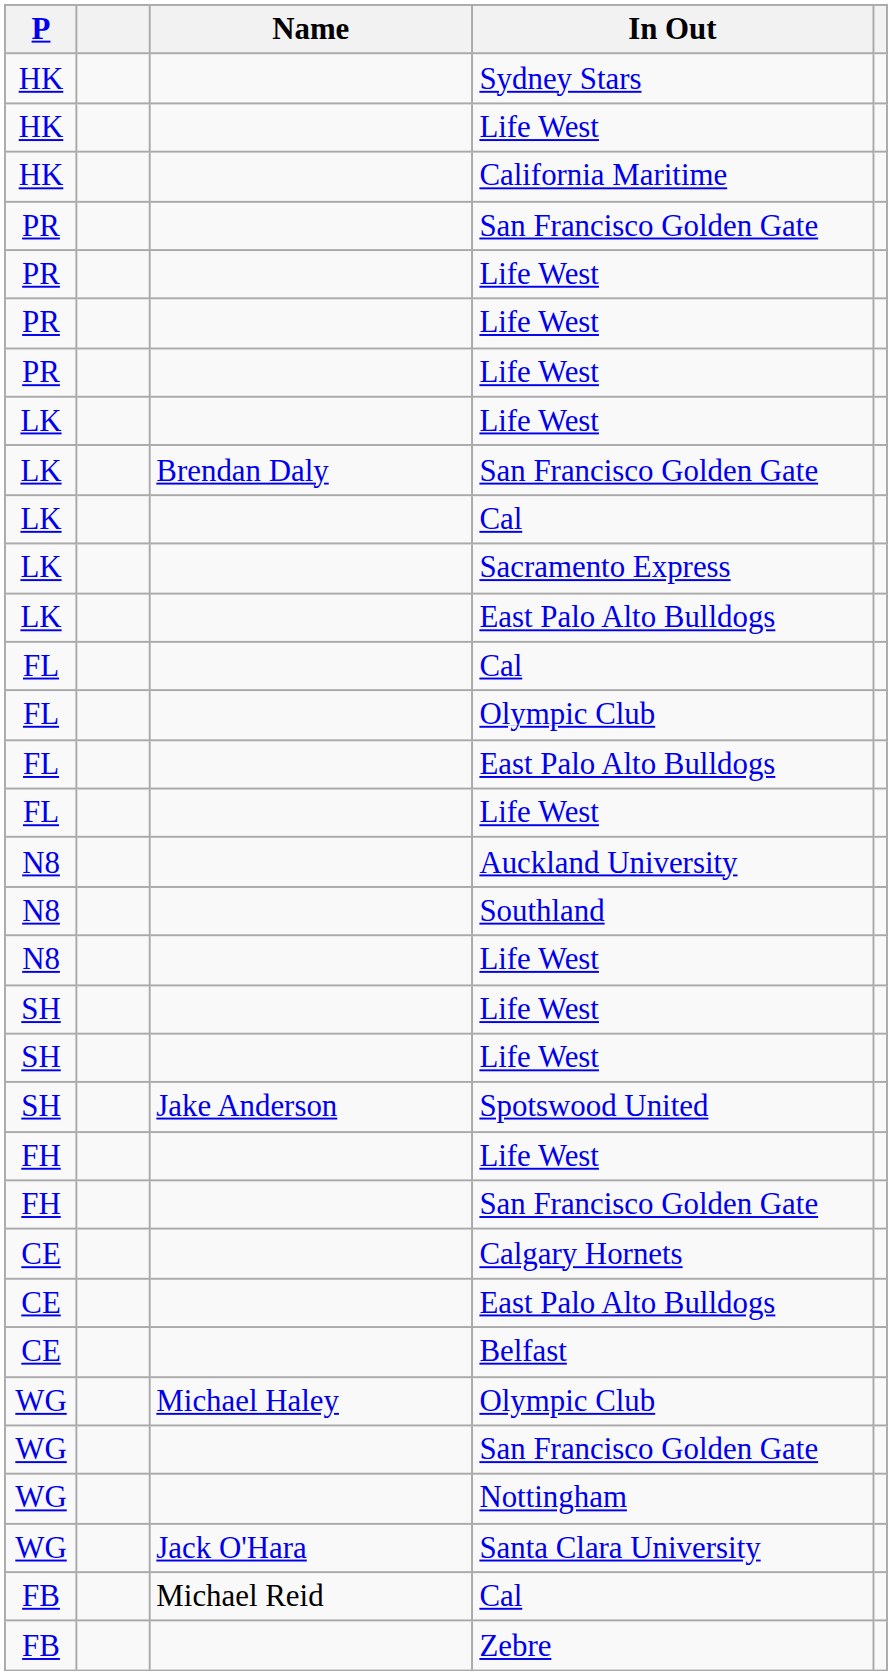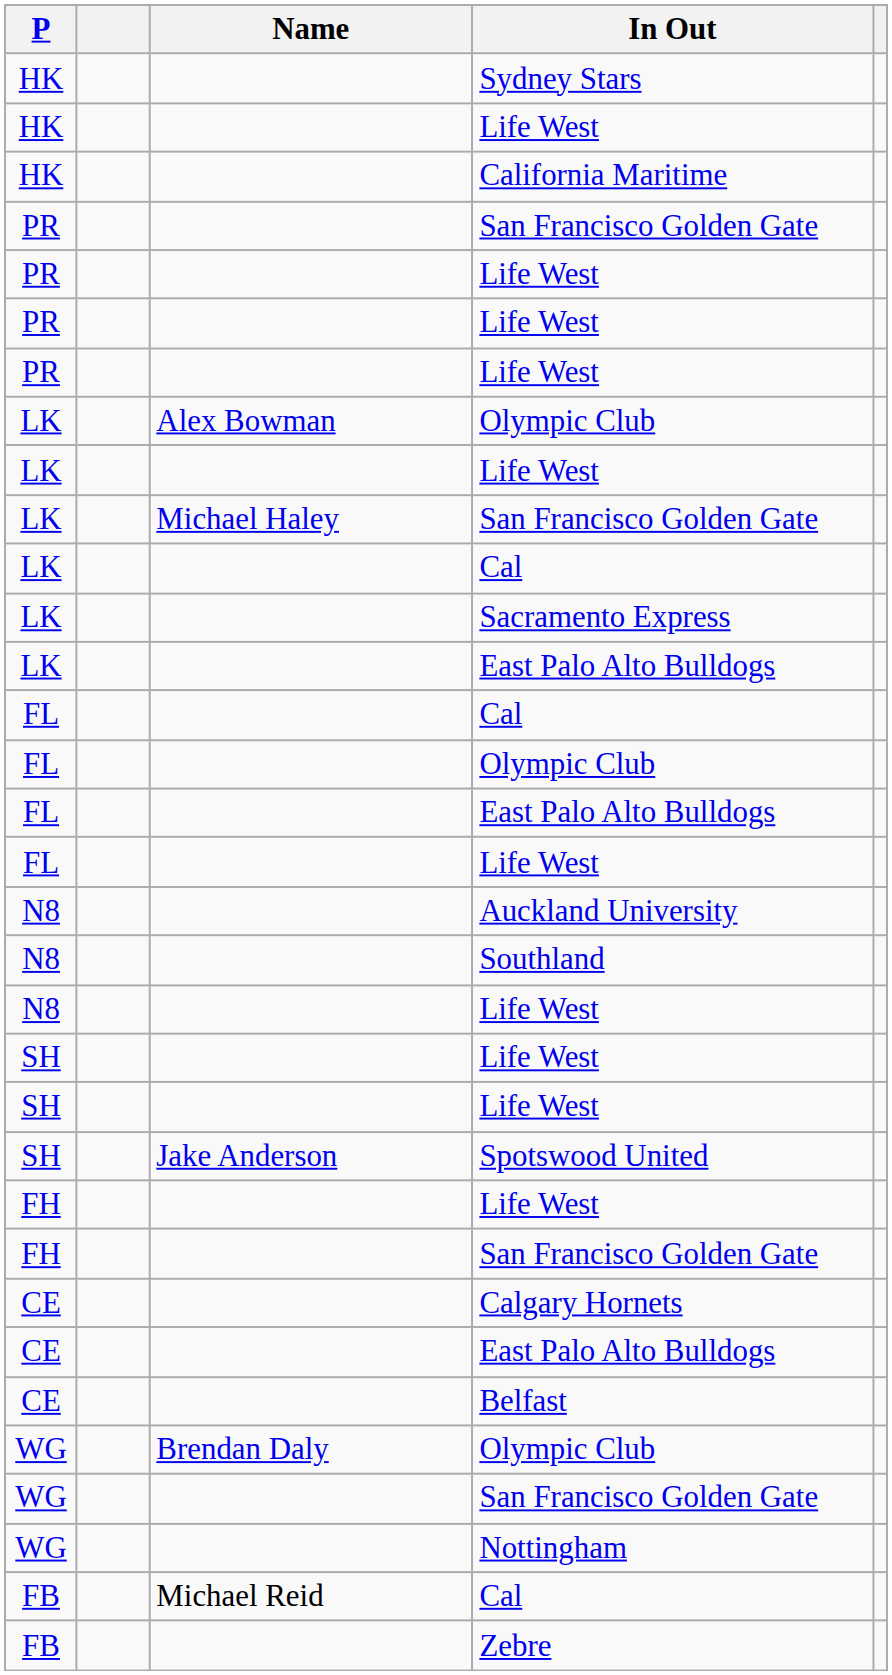+ row: (41, 420)
(243, 469) Brendan Daly -> (248, 518) Michael Haley
(248, 1400) Michael Haley -> (243, 1449) Brendan Daly
- row: (41, 1547)
